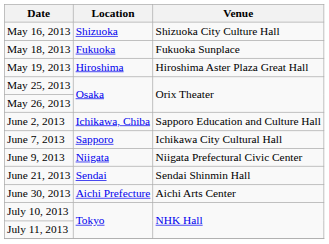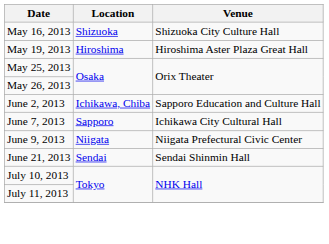- row: (39, 49)
- row: (39, 193)
